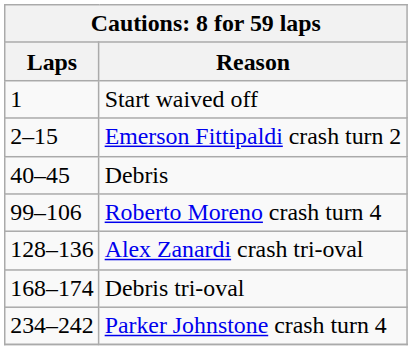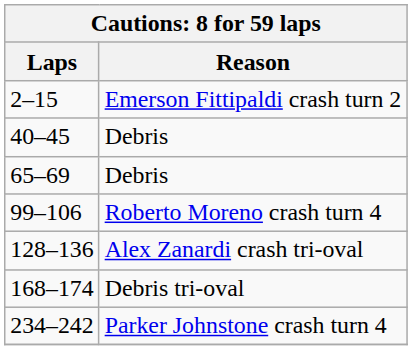- row: (16, 99)
+ row: (40, 174)
